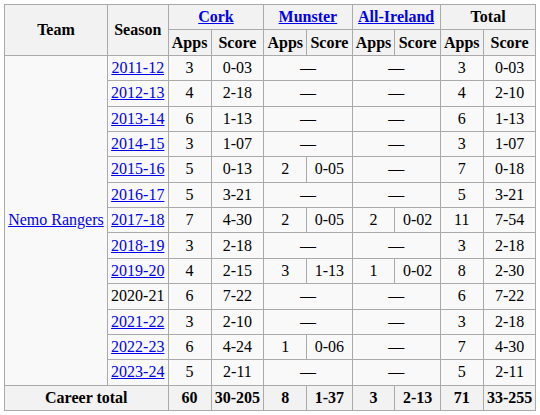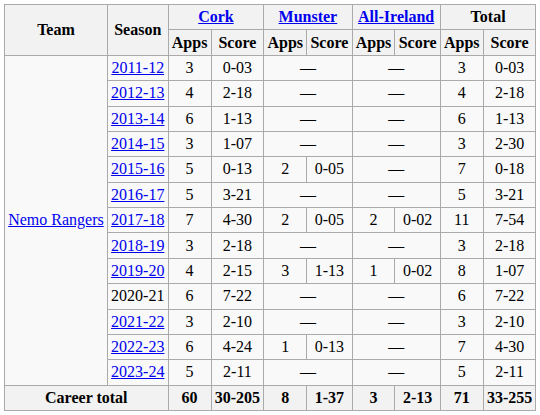(510, 93) 2-10 -> (510, 93) 2-18
(510, 144) 1-07 -> (510, 144) 2-30
(510, 270) 2-30 -> (510, 270) 1-07
(510, 321) 2-18 -> (510, 321) 2-10
(329, 347) 0-06 -> (329, 347) 0-13
